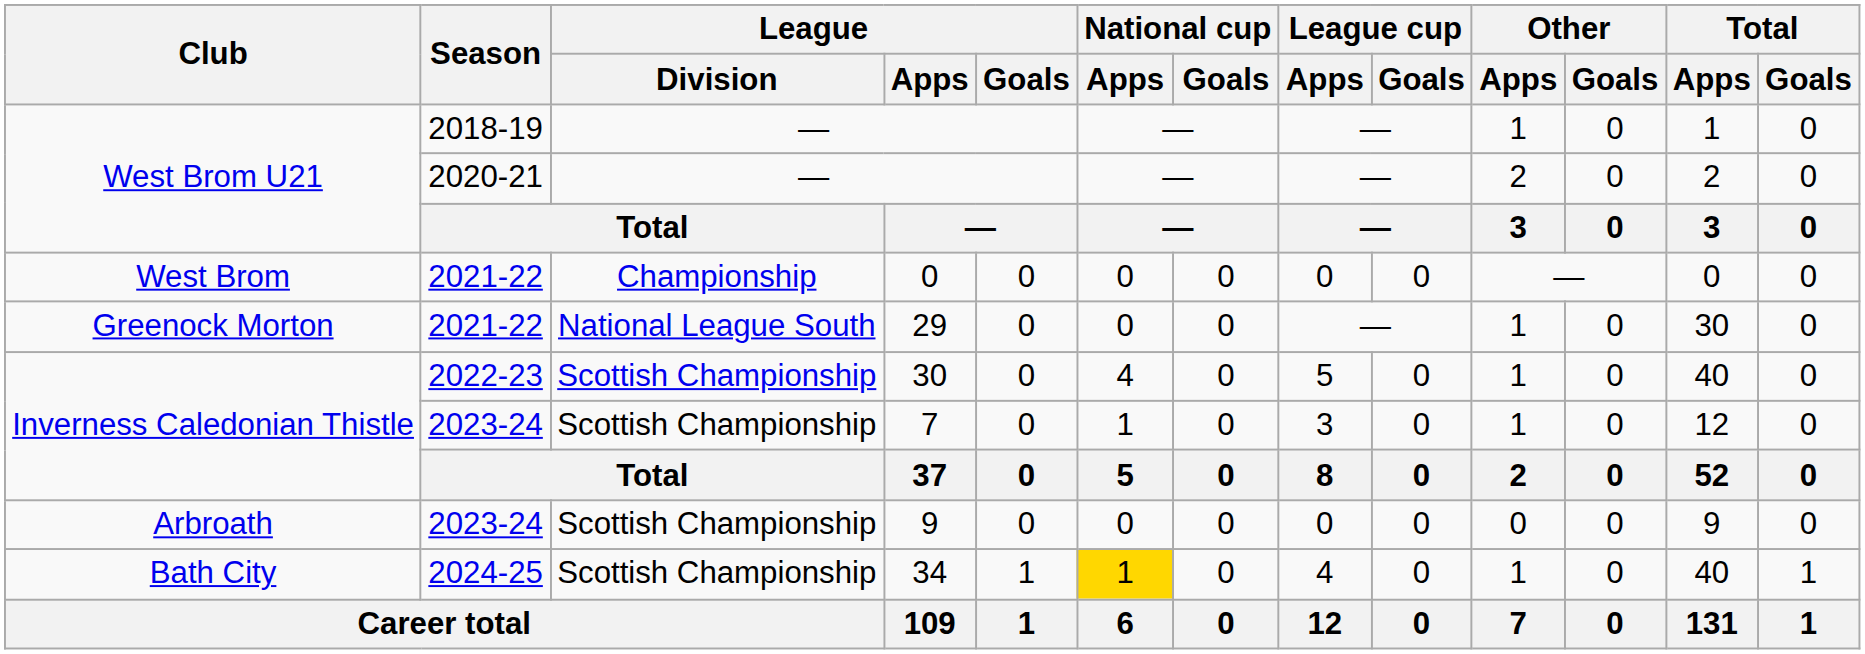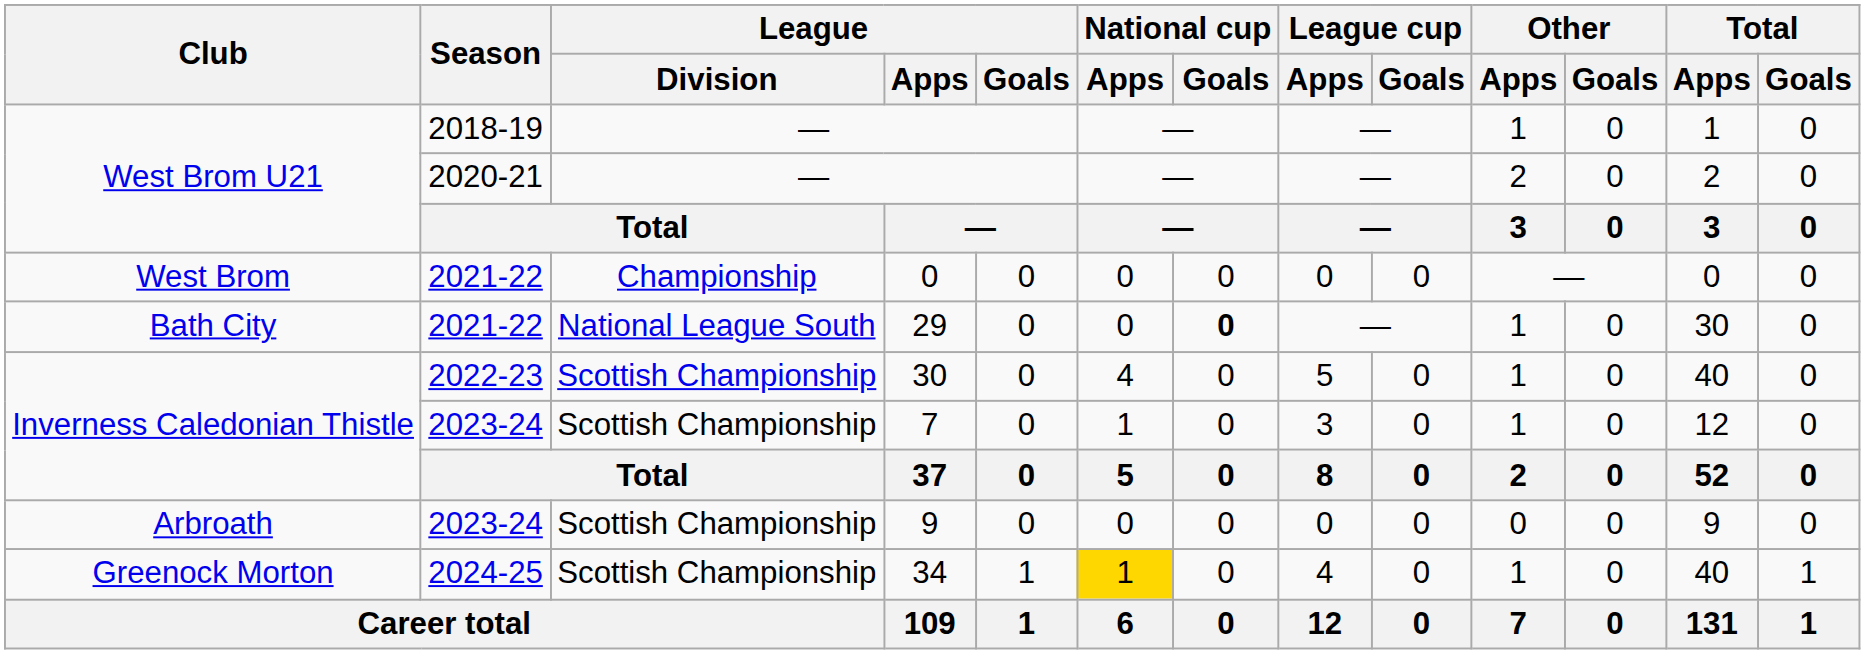(213, 326) Greenock Morton -> (213, 326) Bath City
(1226, 326) normal -> (1226, 326) bold
(213, 573) Bath City -> (213, 573) Greenock Morton
